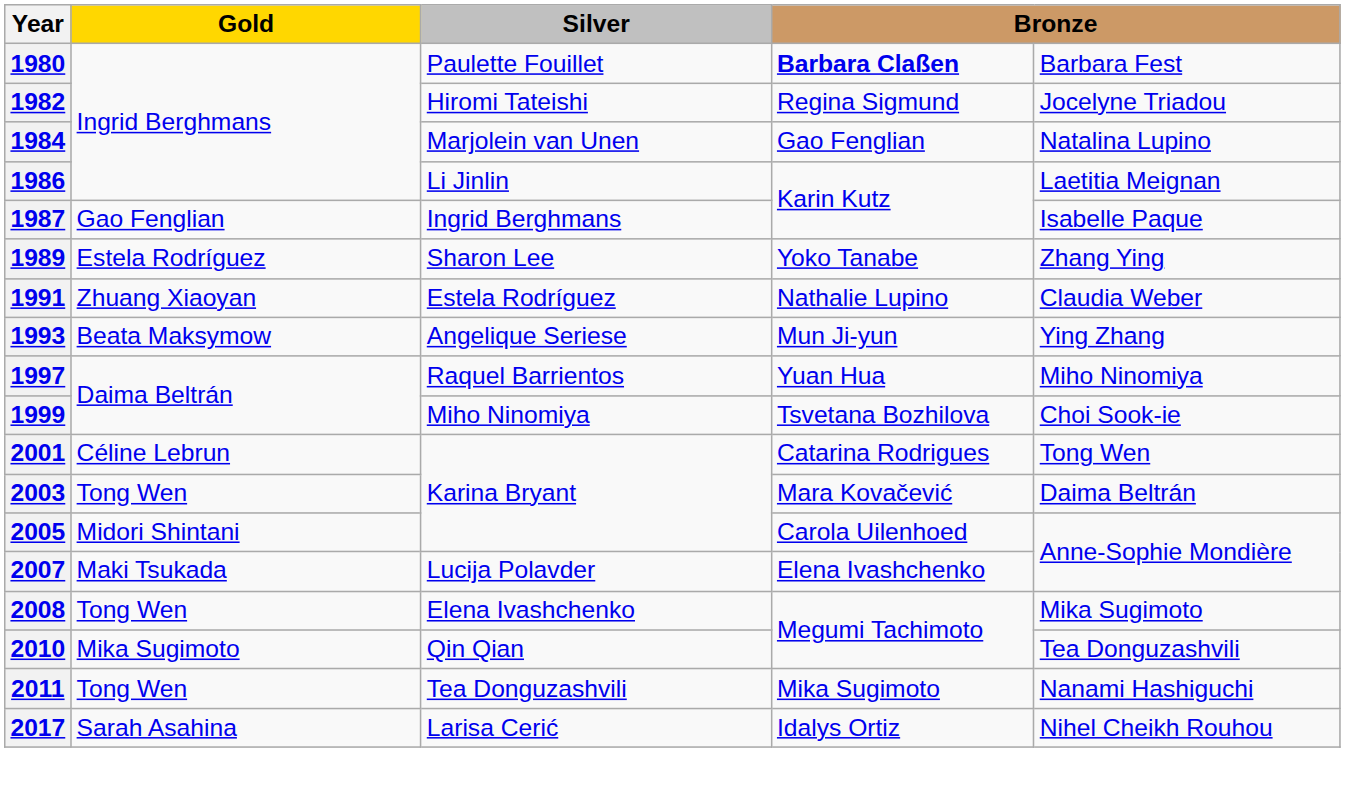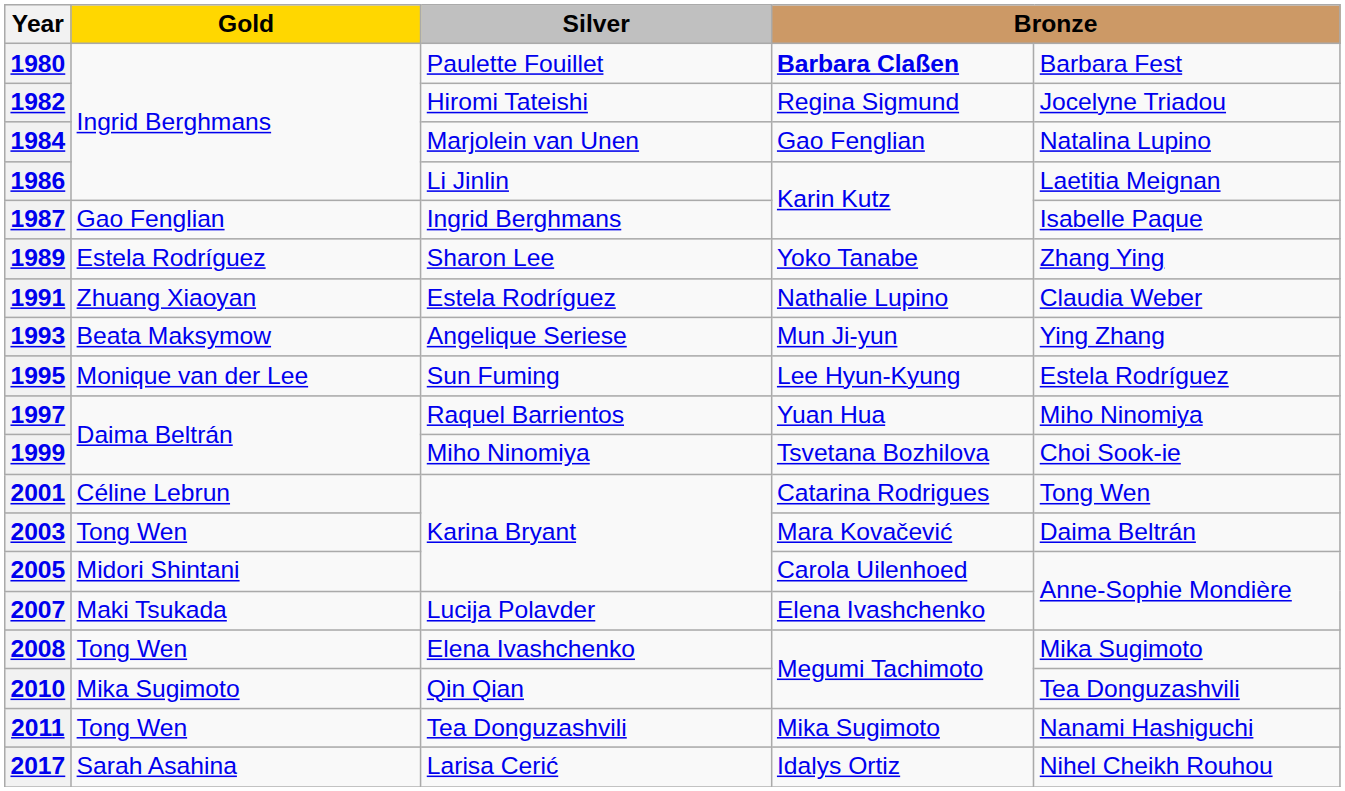+ row: (38, 375)
